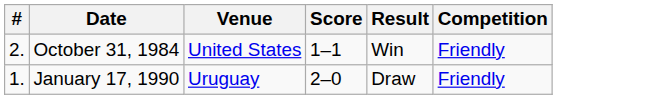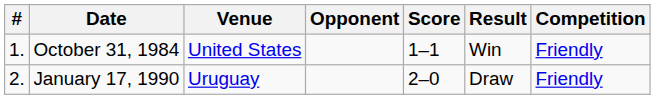+ column: (355, 19)
(17, 49) 2. -> (17, 49) 1.
(17, 79) 1. -> (17, 79) 2.
